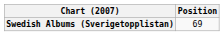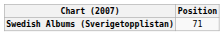(198, 24) 69 -> (198, 24) 71
